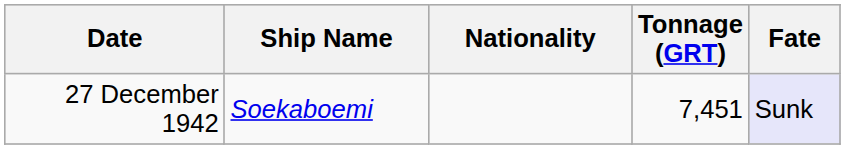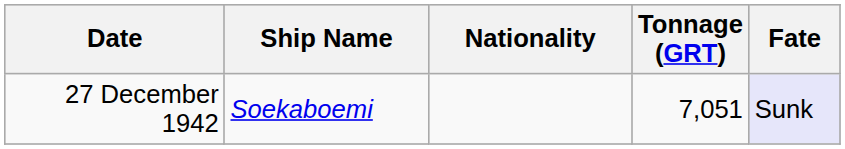(711, 108) 7,451 -> (711, 108) 7,051
